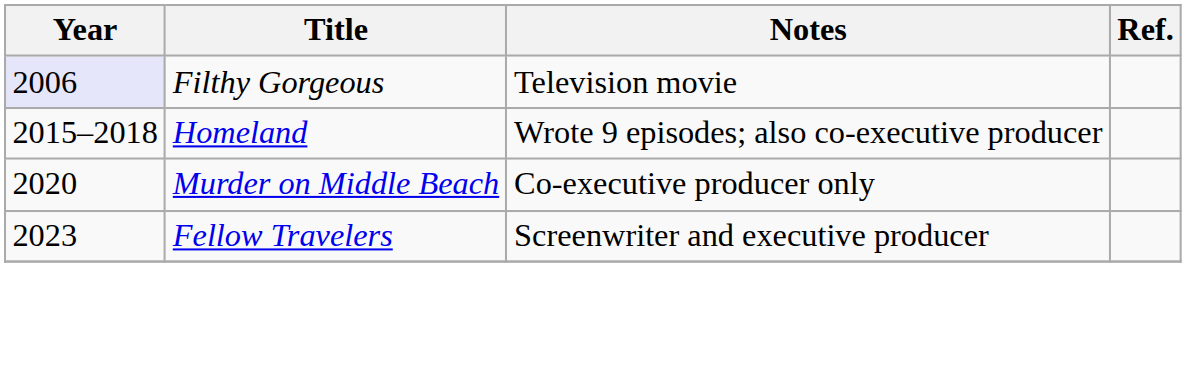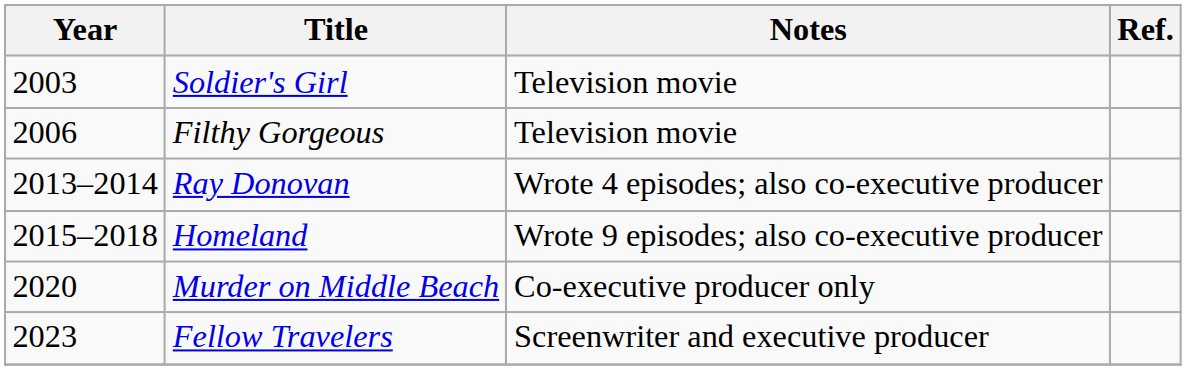+ row: (260, 81)
(45, 81) lavender background -> (45, 132) no background
+ row: (261, 183)
